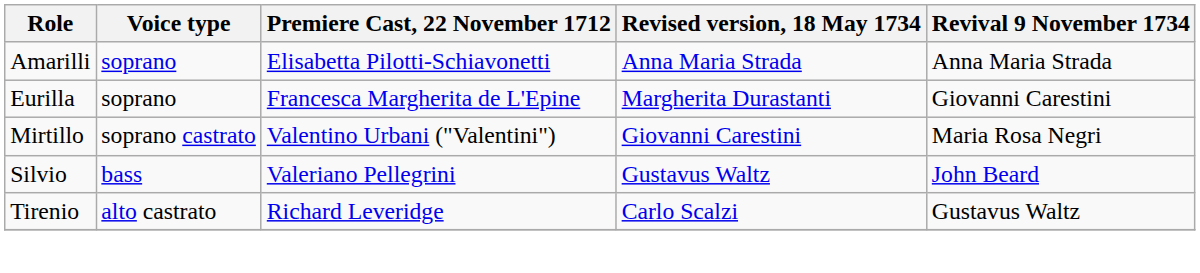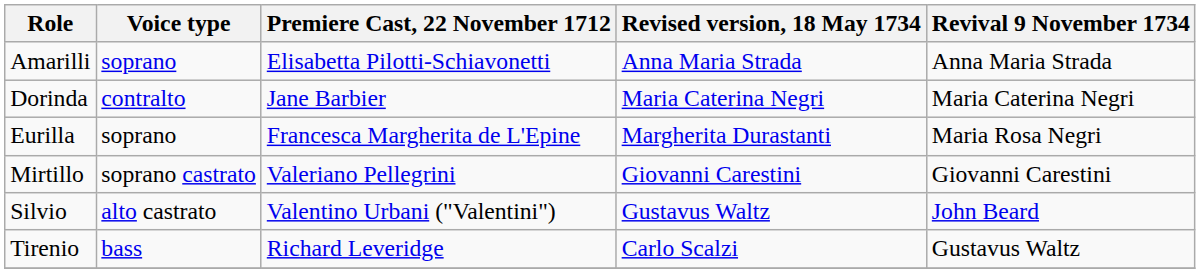+ row: (49, 98)
(1022, 98) Giovanni Carestini -> (1017, 135) Maria Rosa Negri
(411, 135) Valentino Urbani ("Valentini") -> (361, 173) Valeriano Pellegrini
(1017, 135) Maria Rosa Negri -> (1022, 173) Giovanni Carestini
(122, 173) bass -> (159, 211) alto castrato
(361, 173) Valeriano Pellegrini -> (411, 211) Valentino Urbani ("Valentini")
(159, 211) alto castrato -> (122, 248) bass
